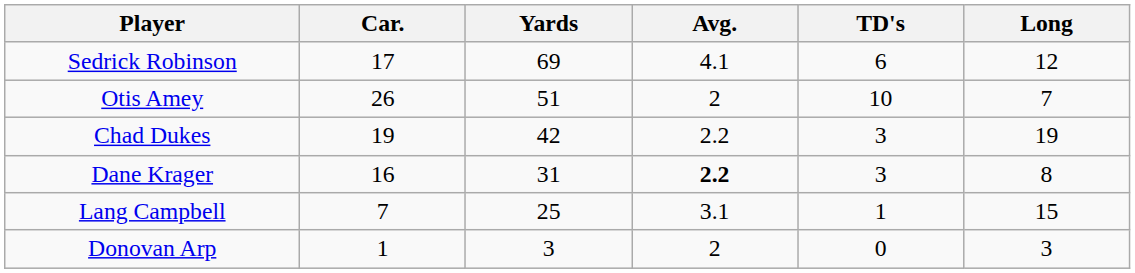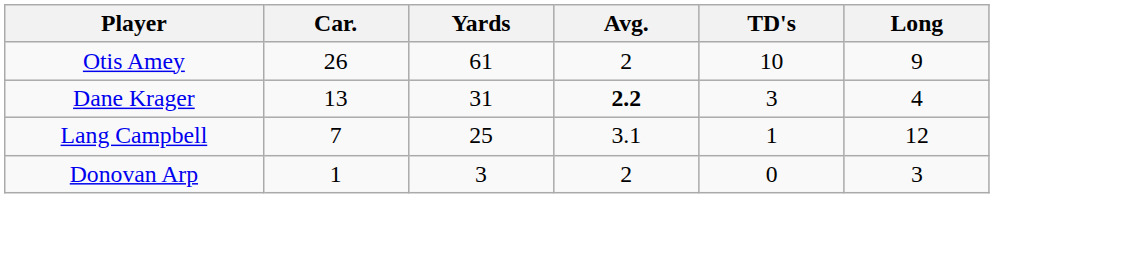- row: (152, 60)
(549, 98) 51 -> (481, 60) 61
(1046, 98) 7 -> (917, 60) 9
- row: (152, 135)
(383, 173) 16 -> (336, 98) 13
(1046, 173) 8 -> (917, 98) 4
(1046, 211) 15 -> (917, 135) 12
